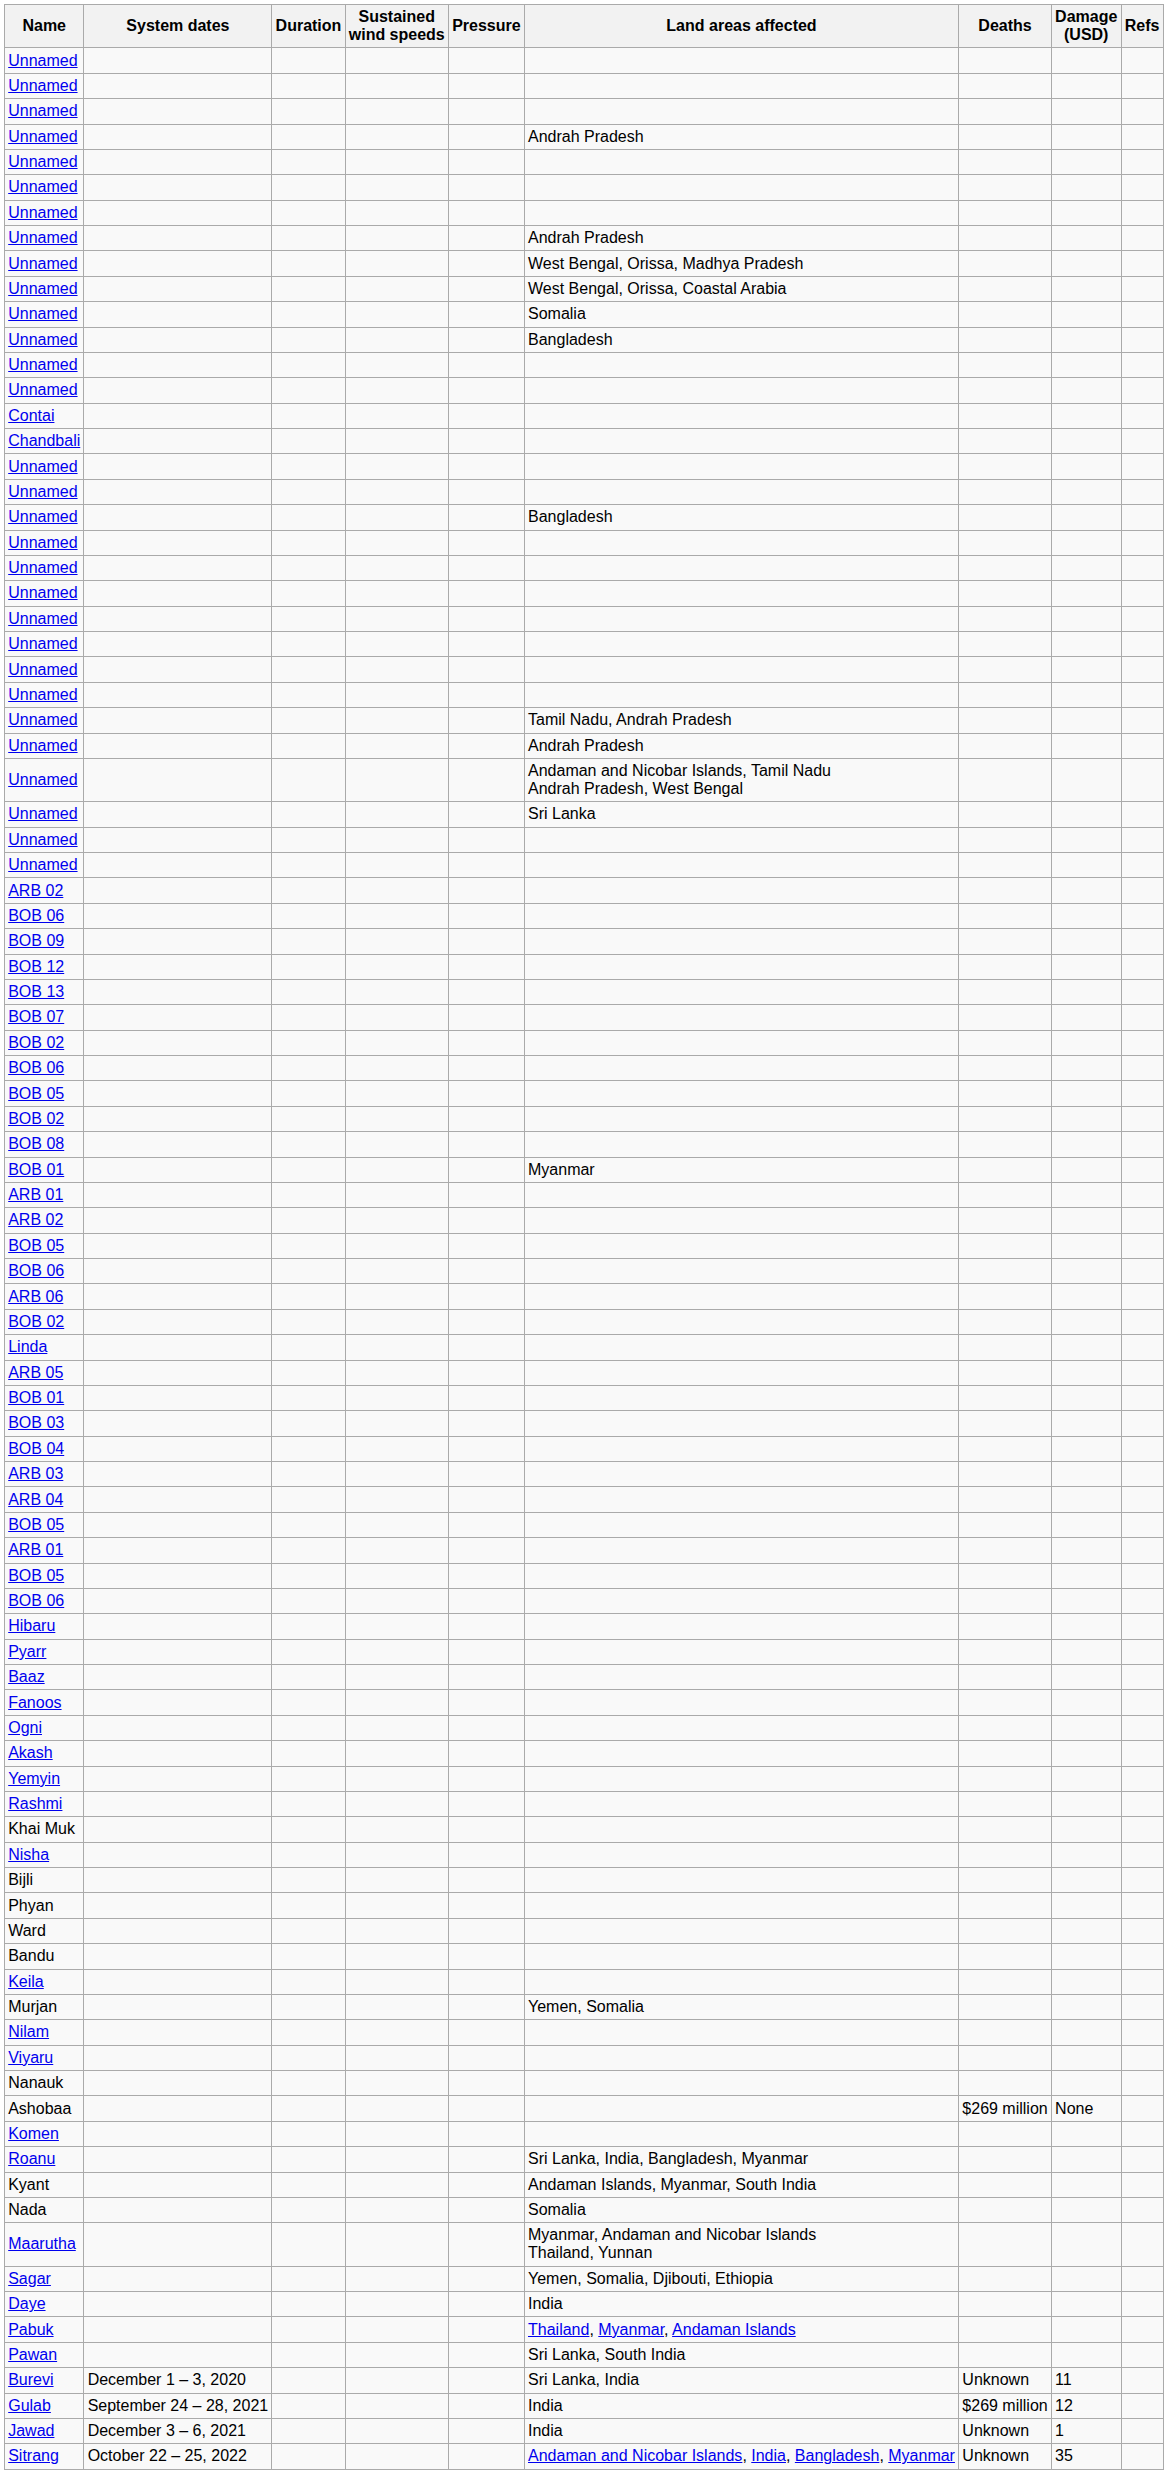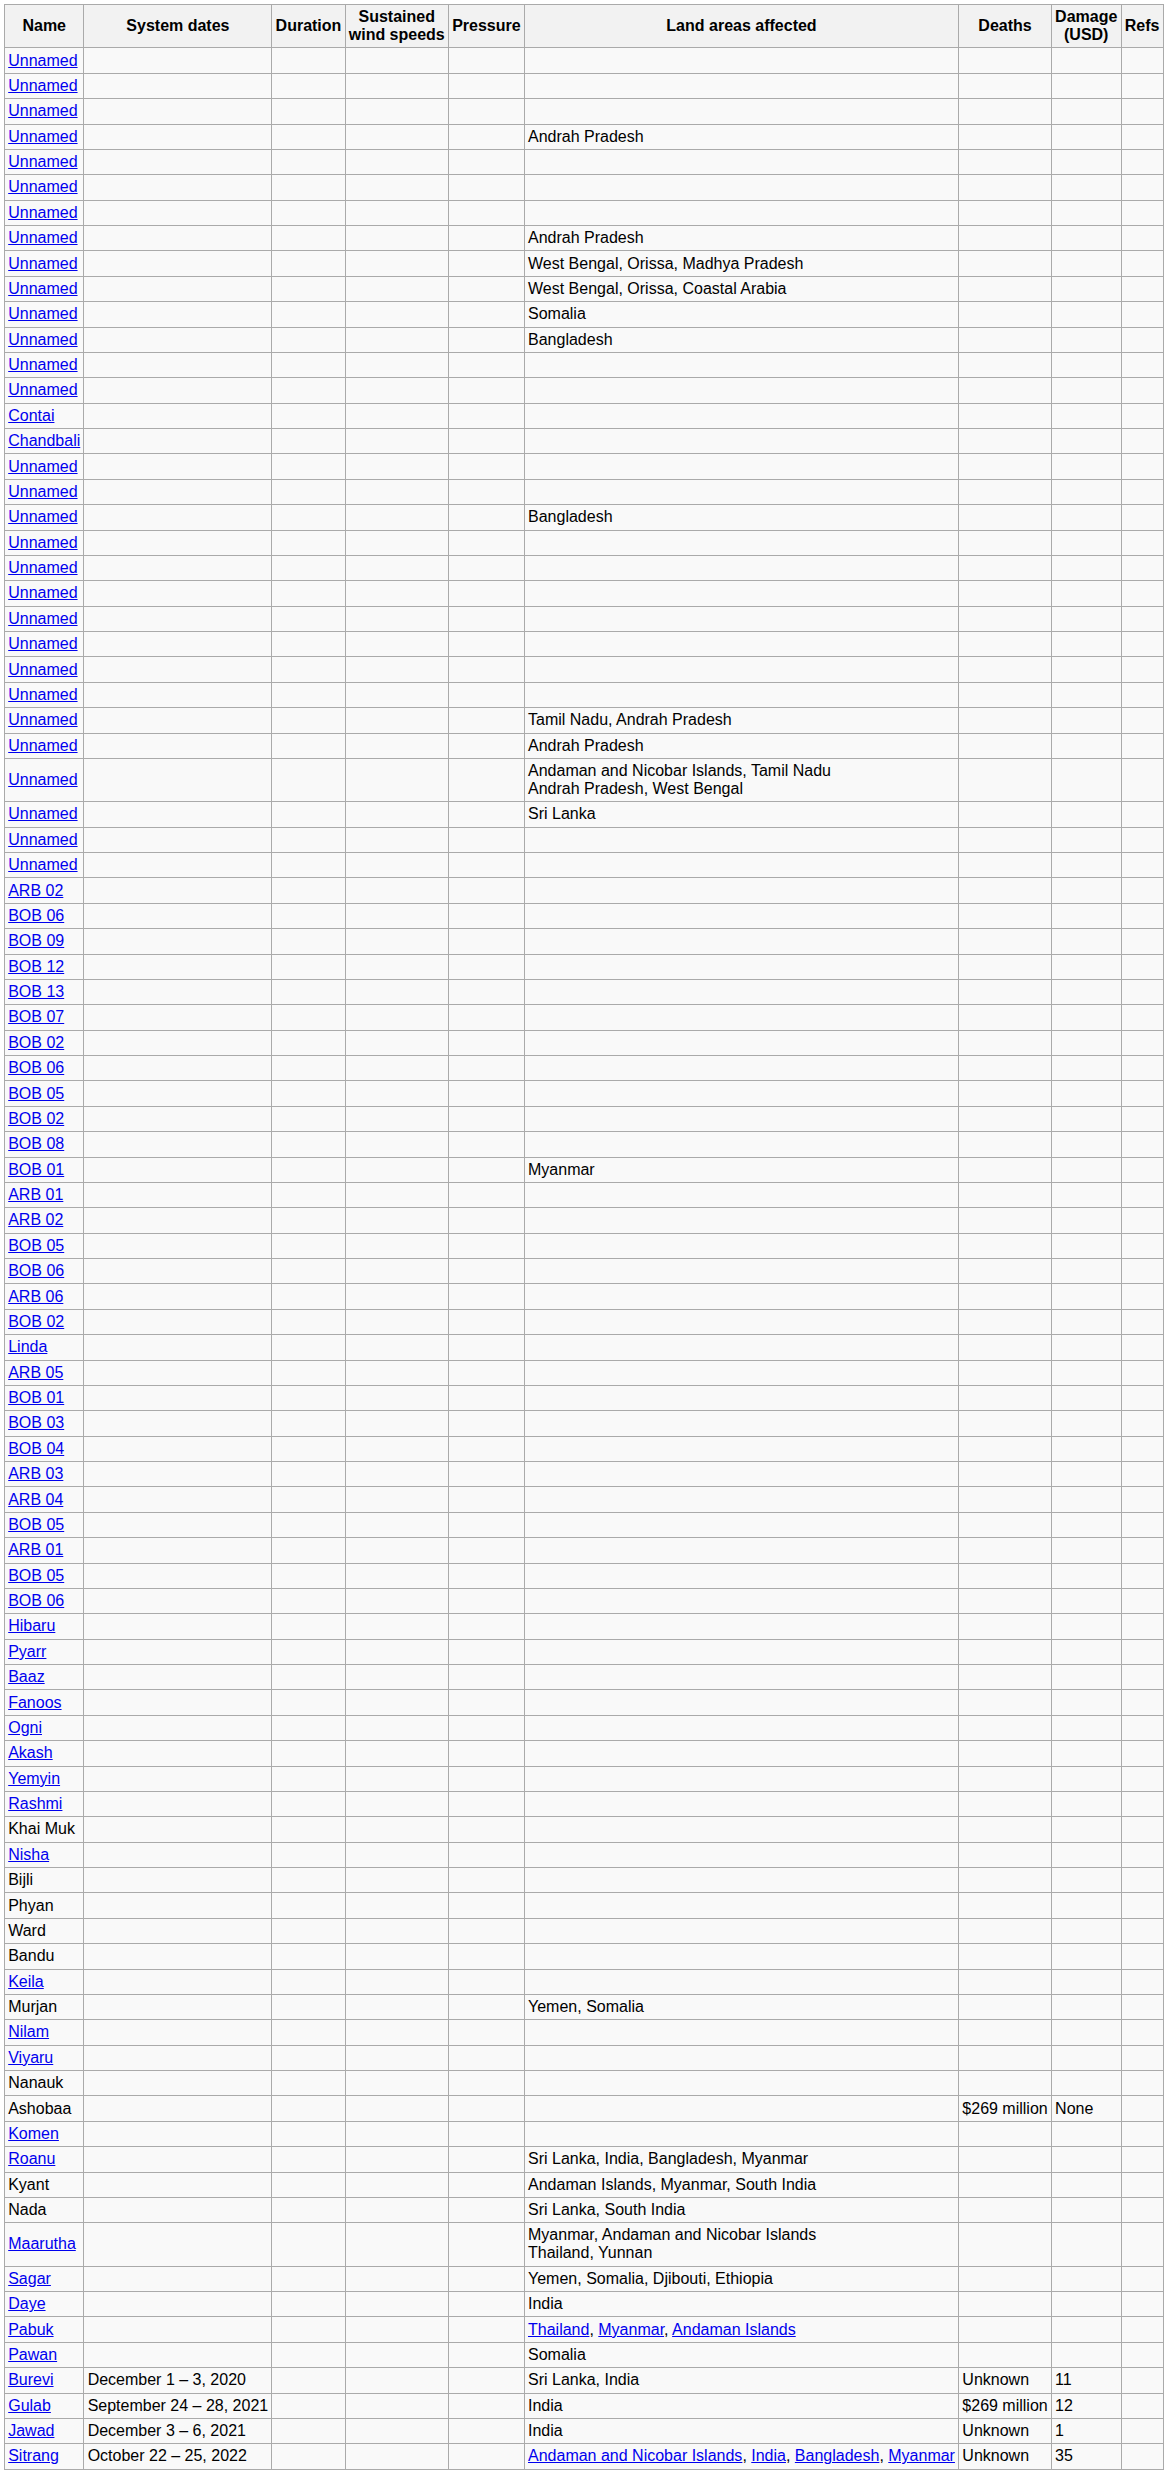(557, 2210) Somalia -> (607, 2210) Sri Lanka, South India
(607, 2354) Sri Lanka, South India -> (557, 2354) Somalia
